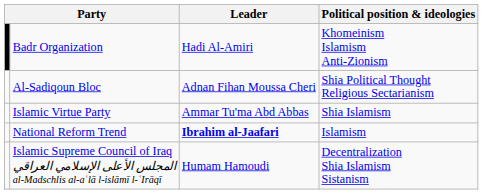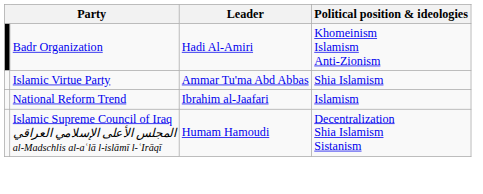- row: (57, 86)
(230, 132) bold -> (225, 99) normal
